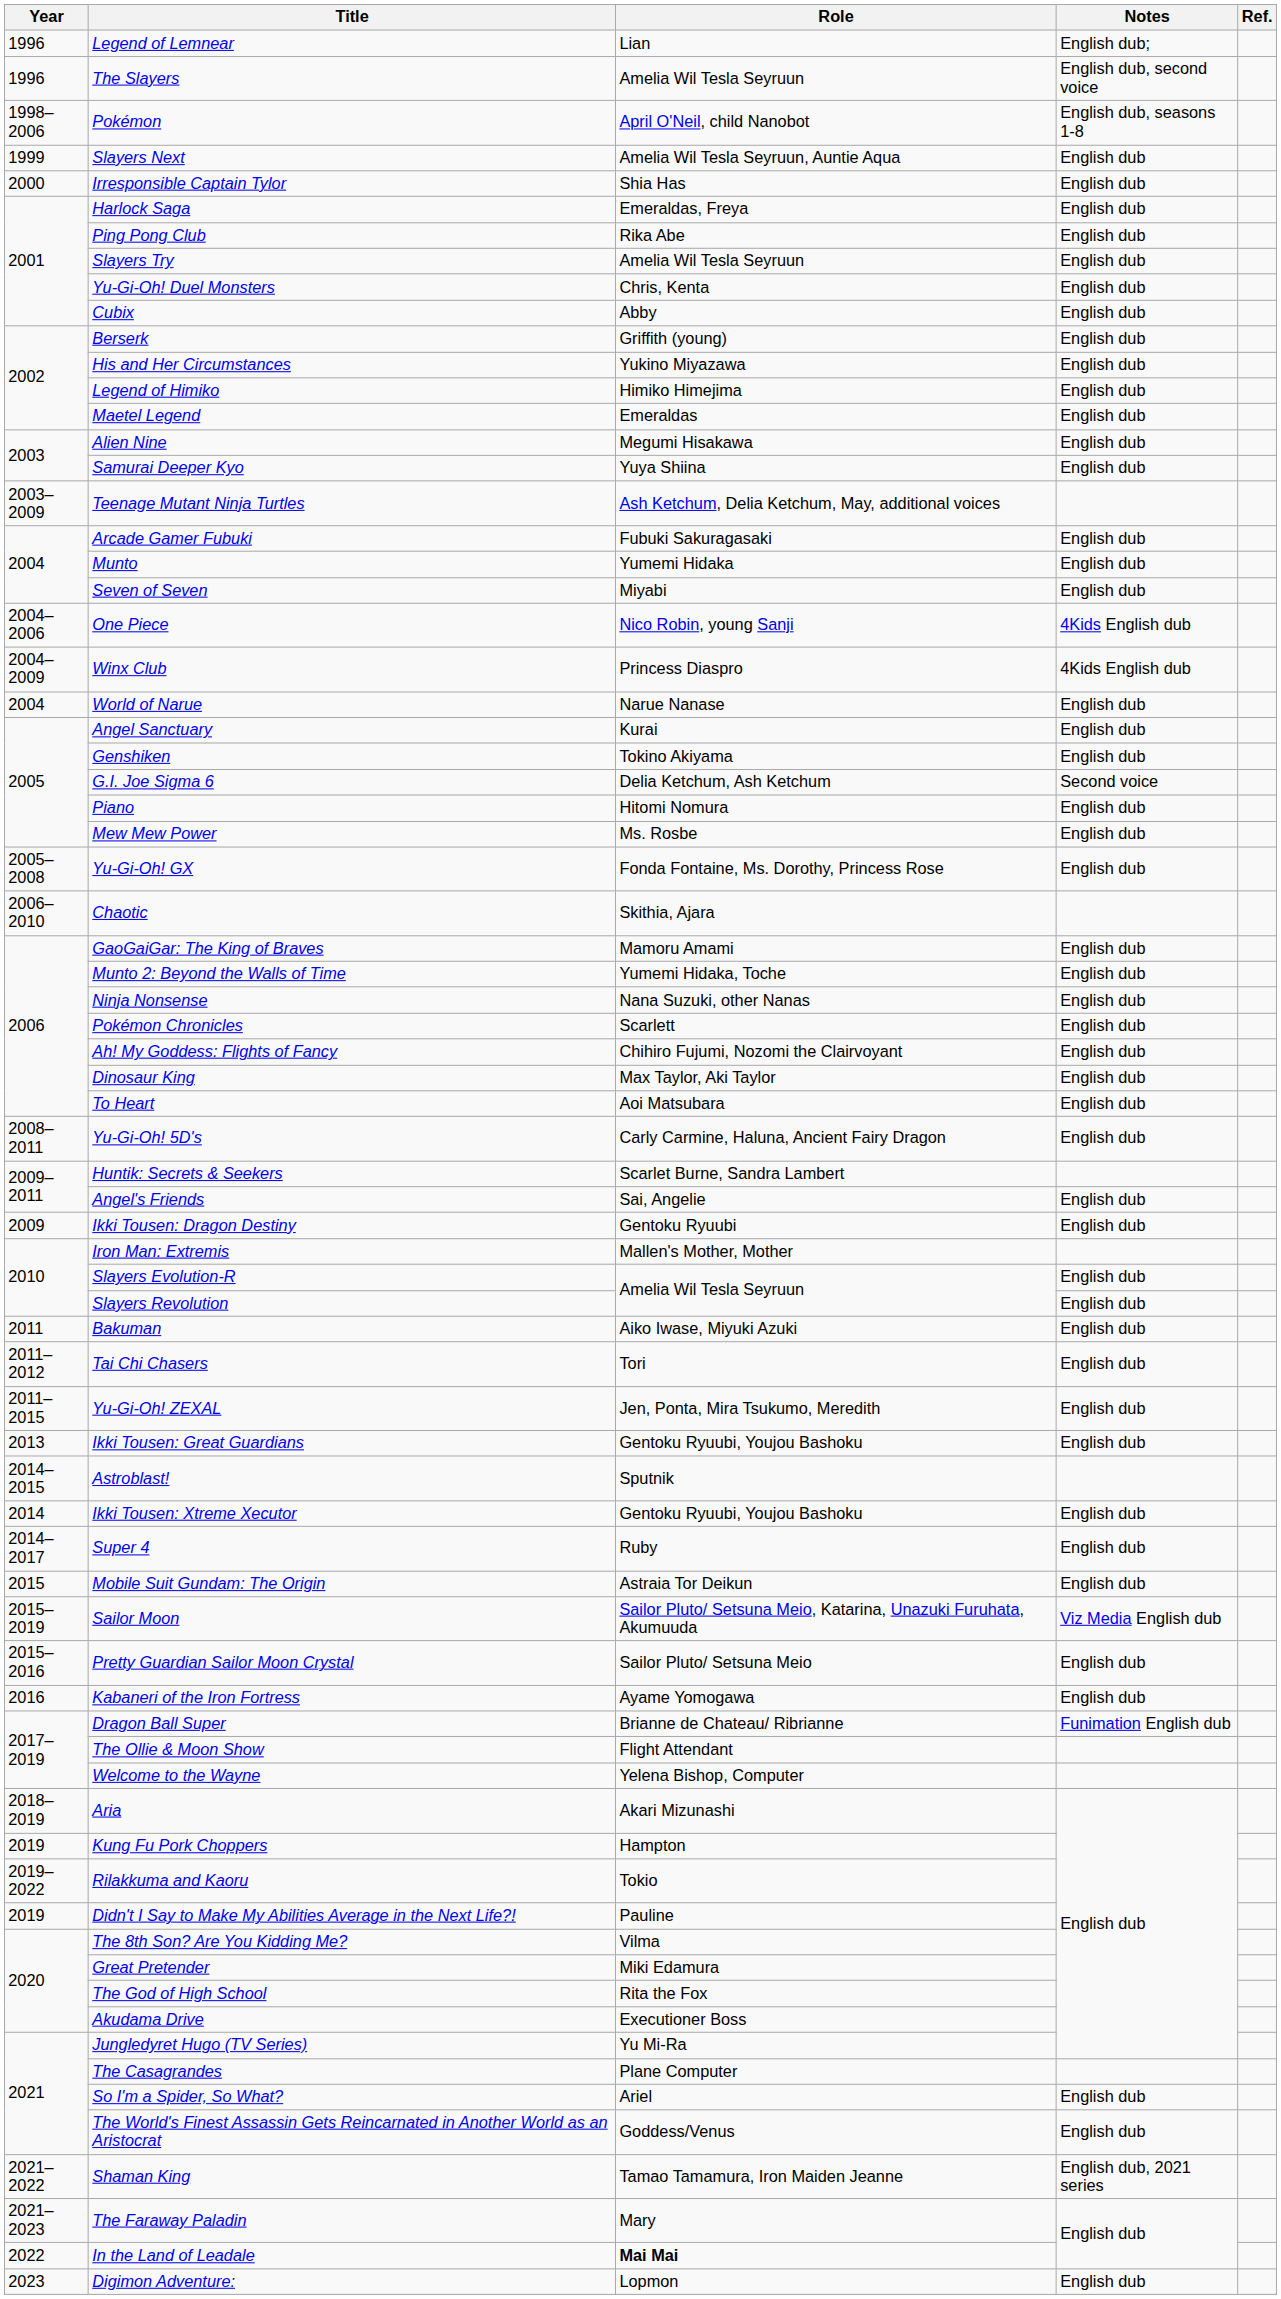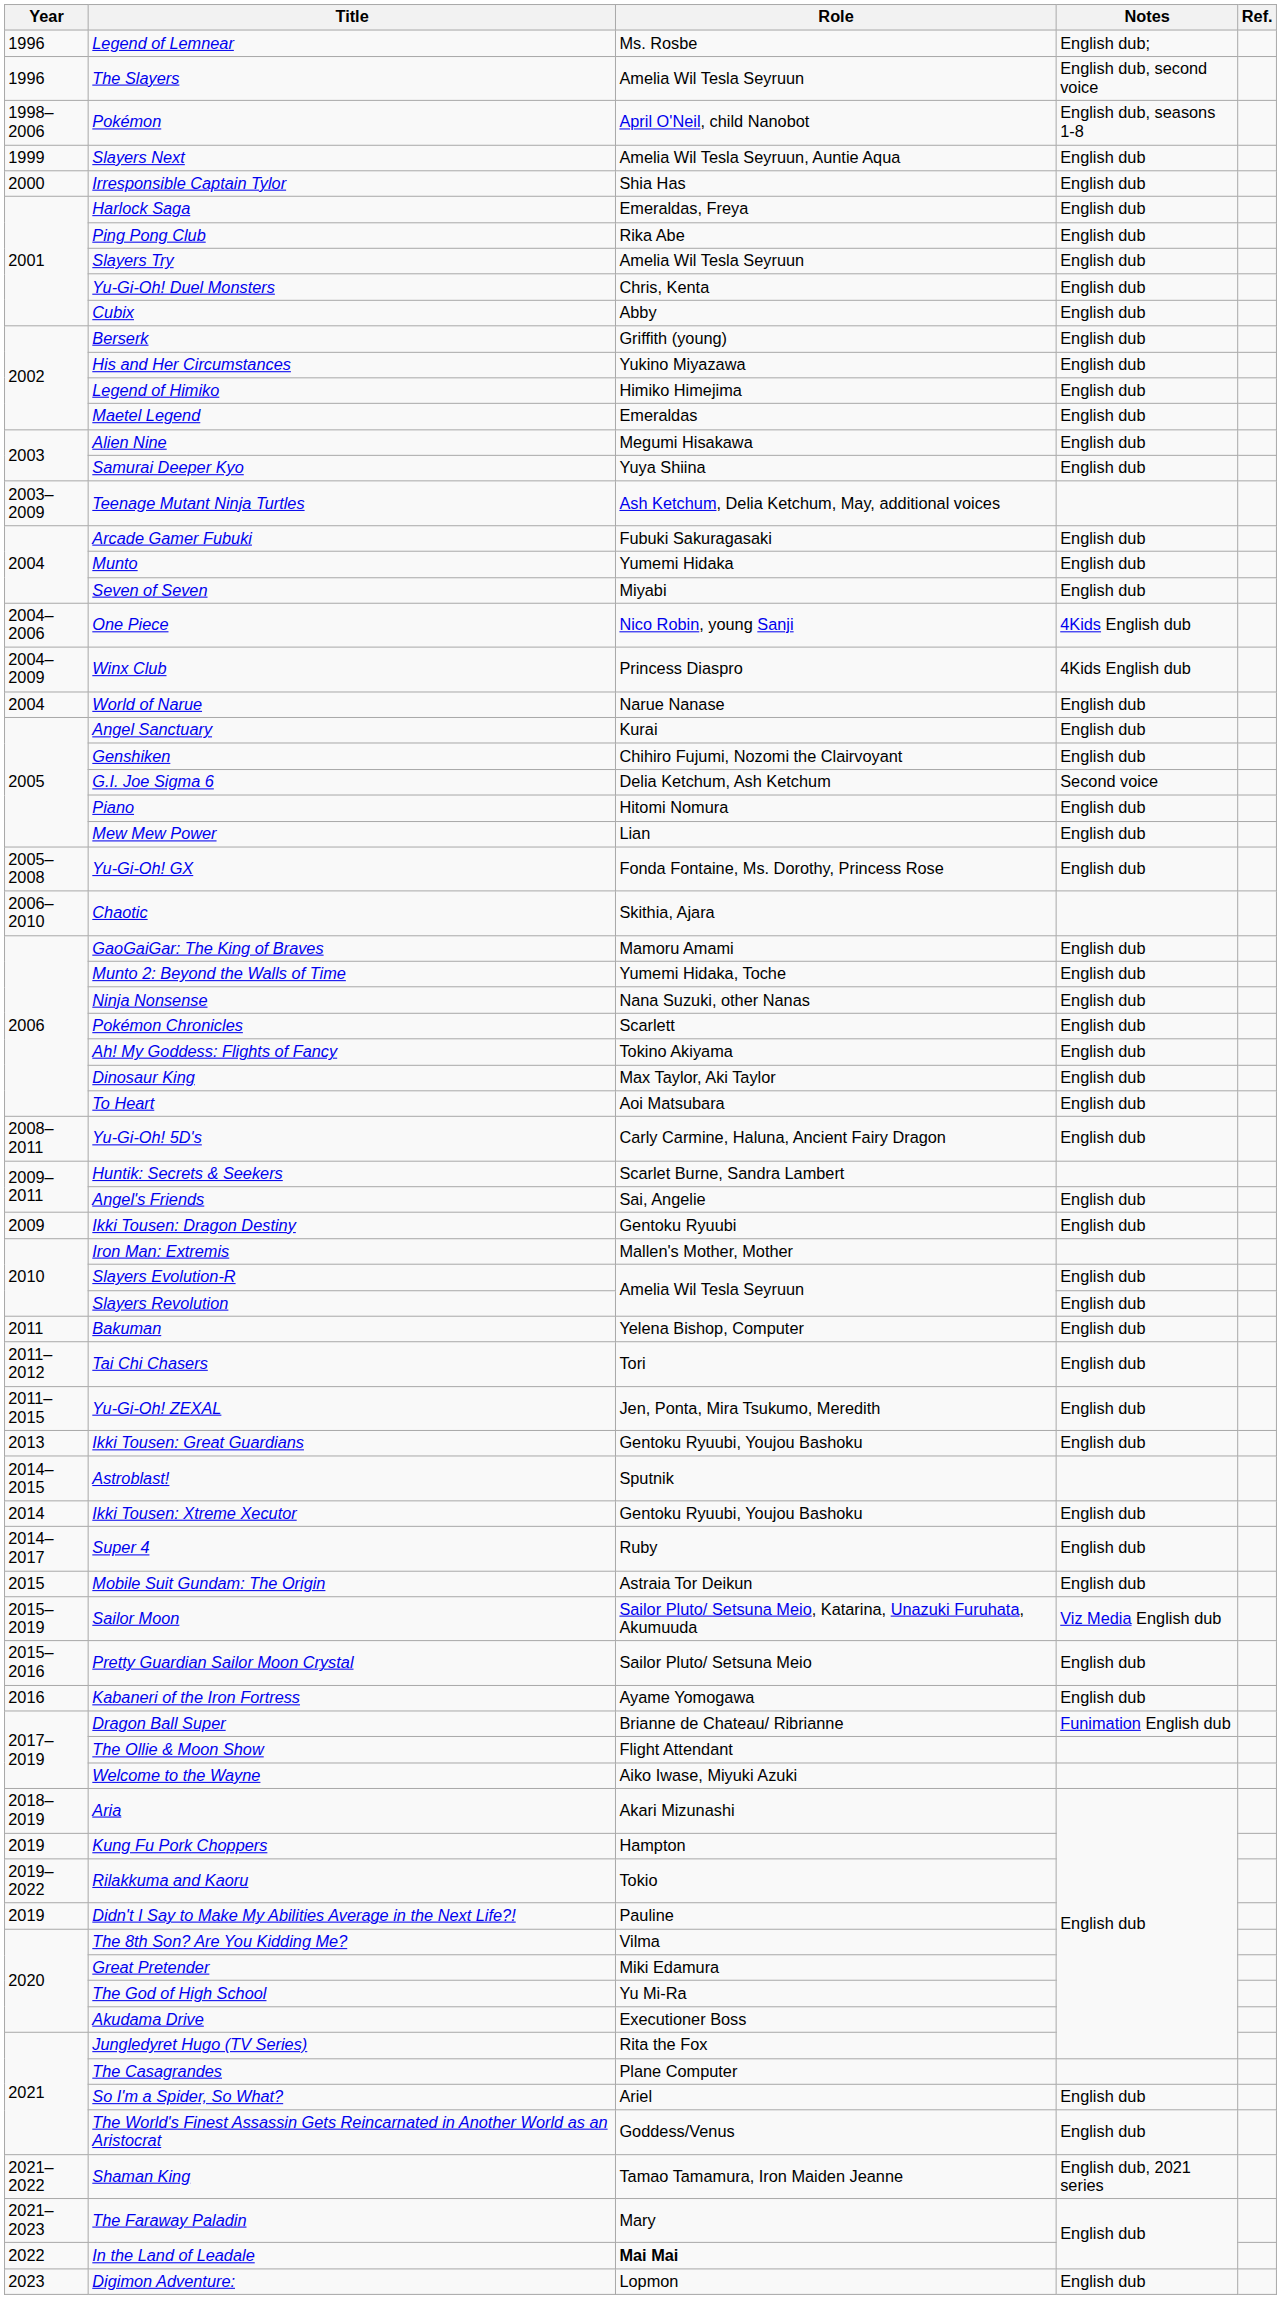(635, 43) Lian -> (658, 43) Ms. Rosbe
(676, 756) Tokino Akiyama -> (761, 756) Chihiro Fujumi, Nozomi the Clairvoyant
(658, 833) Ms. Rosbe -> (635, 833) Lian
(761, 1051) Chihiro Fujumi, Nozomi the Clairvoyant -> (676, 1051) Tokino Akiyama
(708, 1329) Aiko Iwase, Miyuki Azuki -> (712, 1329) Yelena Bishop, Computer
(712, 1775) Yelena Bishop, Computer -> (708, 1775) Aiko Iwase, Miyuki Azuki
(663, 1993) Rita the Fox -> (653, 1993) Yu Mi-Ra
(653, 2045) Yu Mi-Ra -> (663, 2045) Rita the Fox
